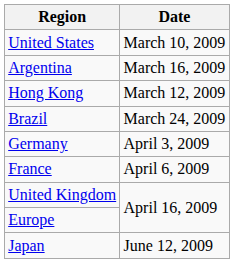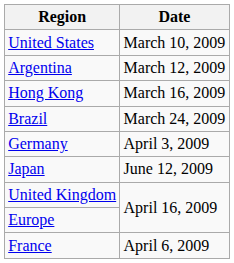(174, 67) March 16, 2009 -> (174, 67) March 12, 2009
(174, 93) March 12, 2009 -> (174, 93) March 16, 2009
rows swapped: (30, 169) <-> (26, 245)
